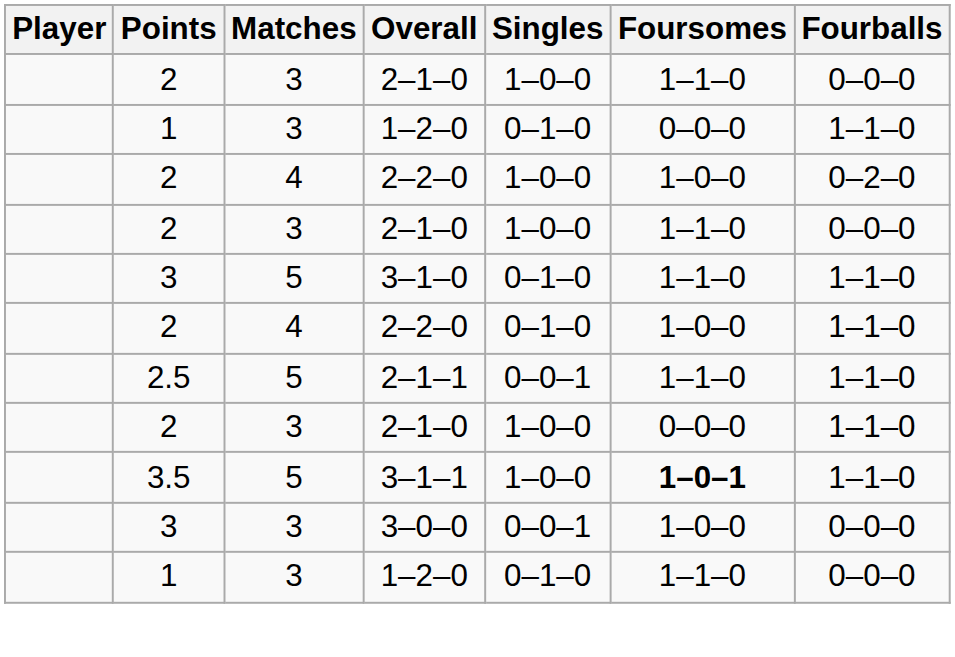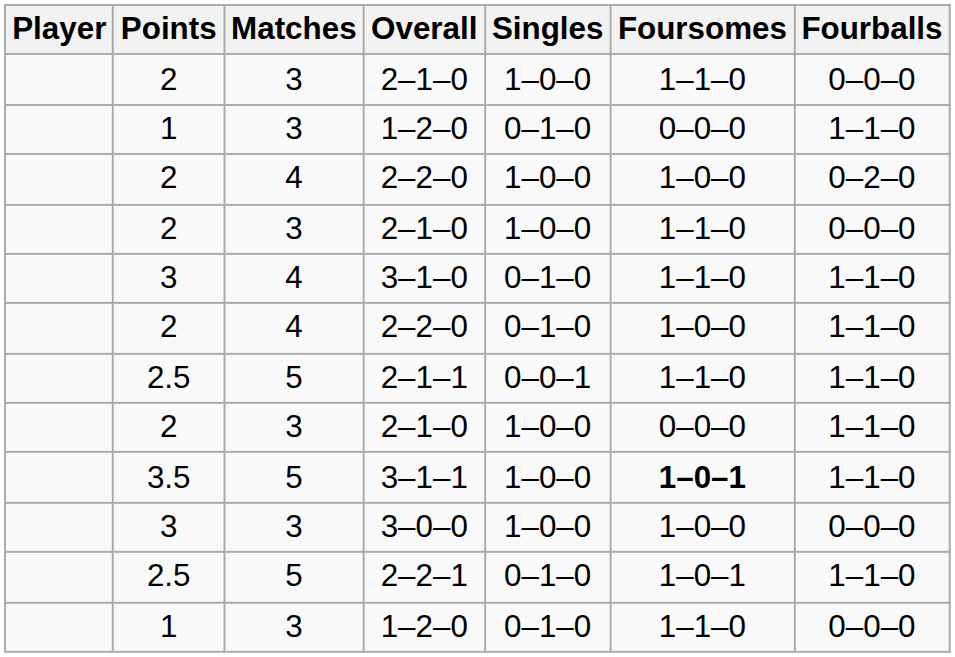(294, 278) 5 -> (294, 278) 4
(548, 526) 0–0–1 -> (548, 526) 1–0–0
+ row: (169, 576)
